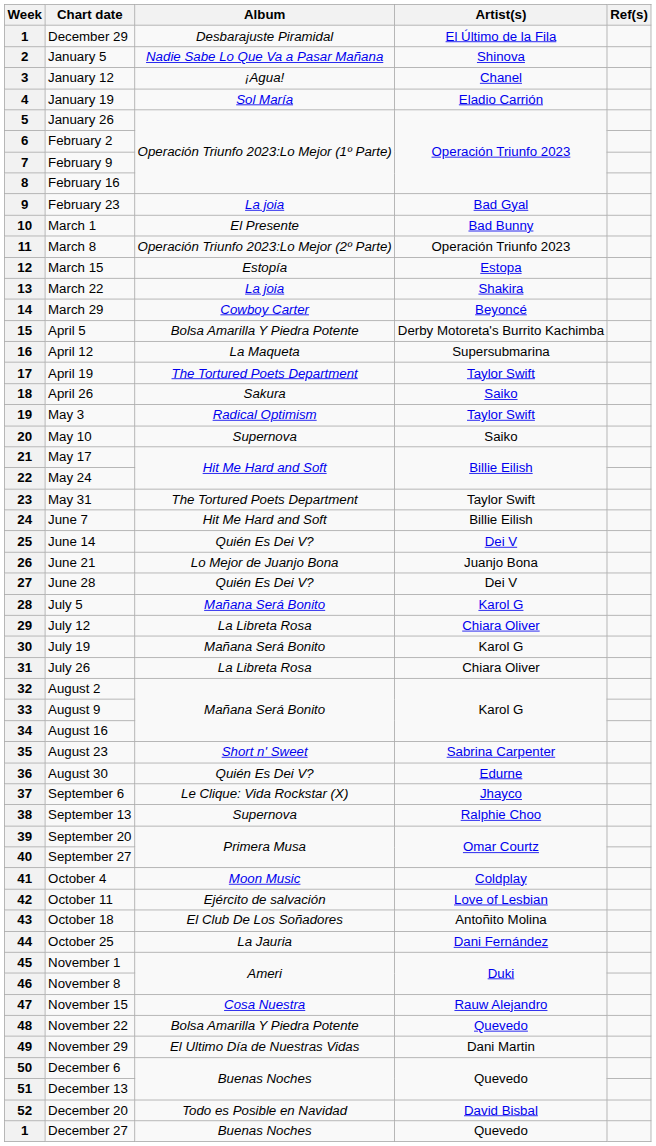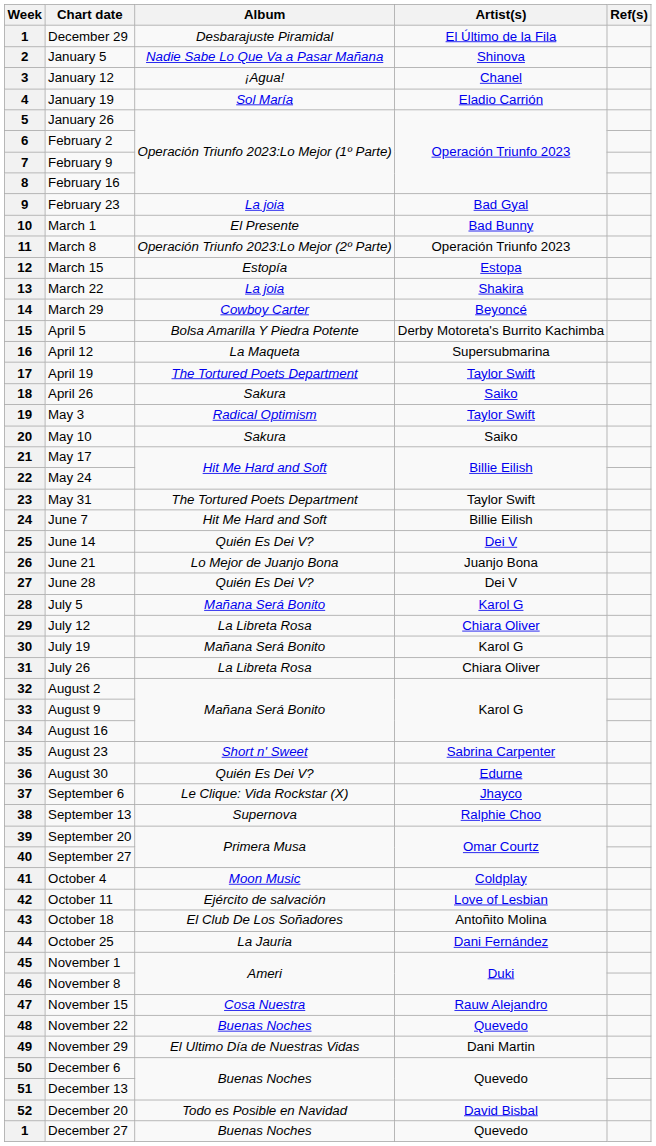(265, 436) Supernova -> (265, 436) Sakura
(265, 1025) Bolsa Amarilla Y Piedra Potente -> (265, 1025) Buenas Noches
